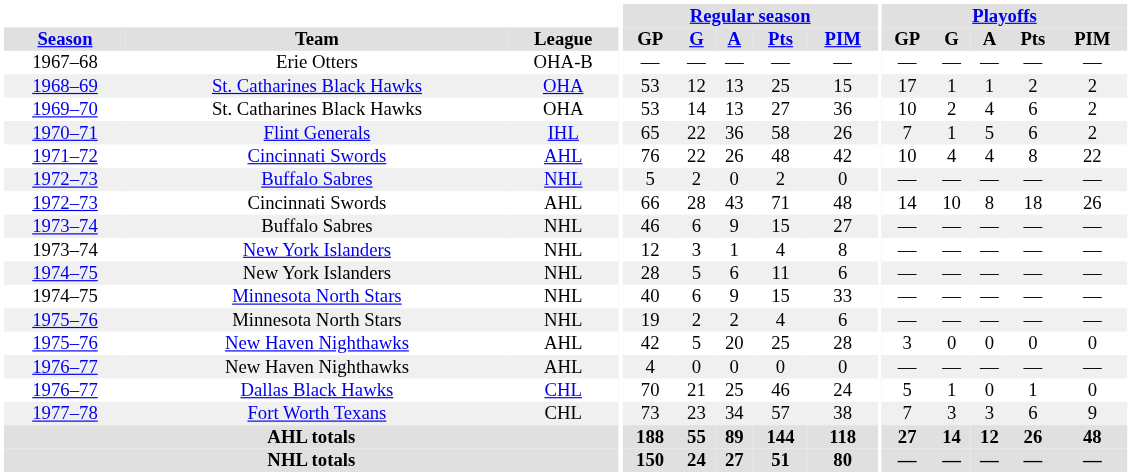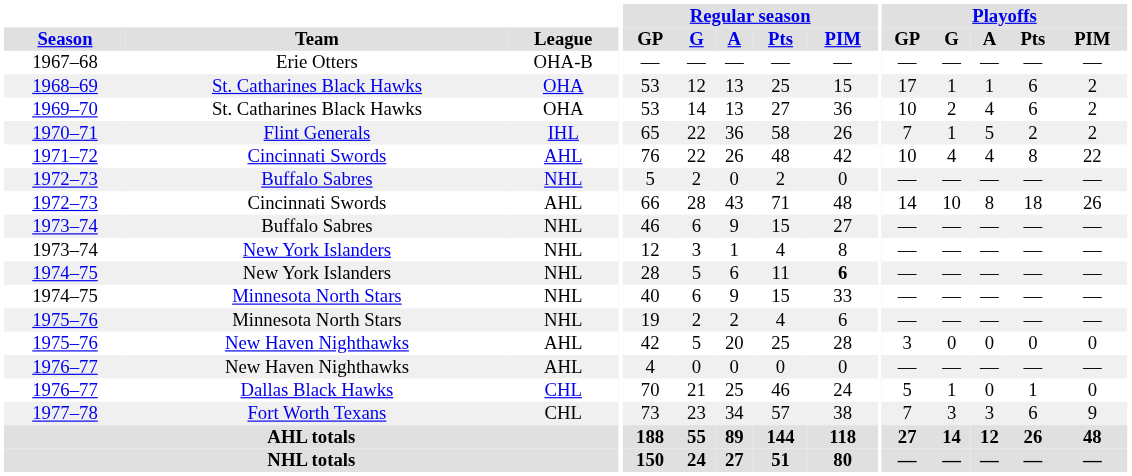(1033, 85) 2 -> (1033, 85) 6
(1033, 132) 6 -> (1033, 132) 2
(843, 273) normal -> (843, 273) bold
